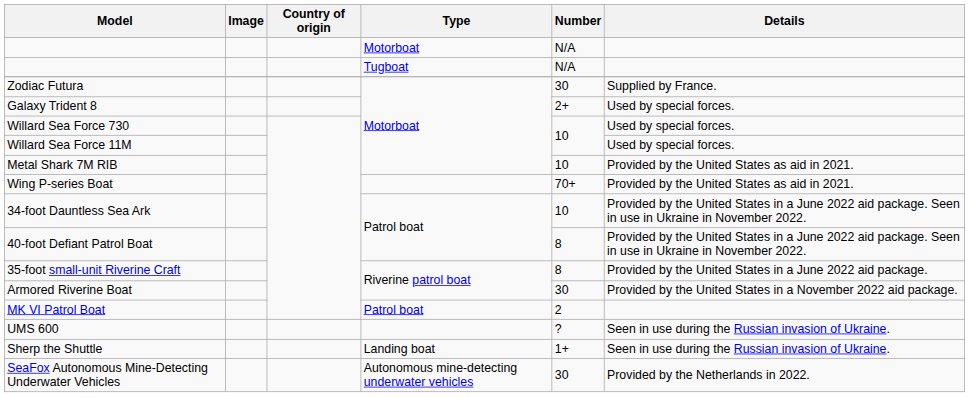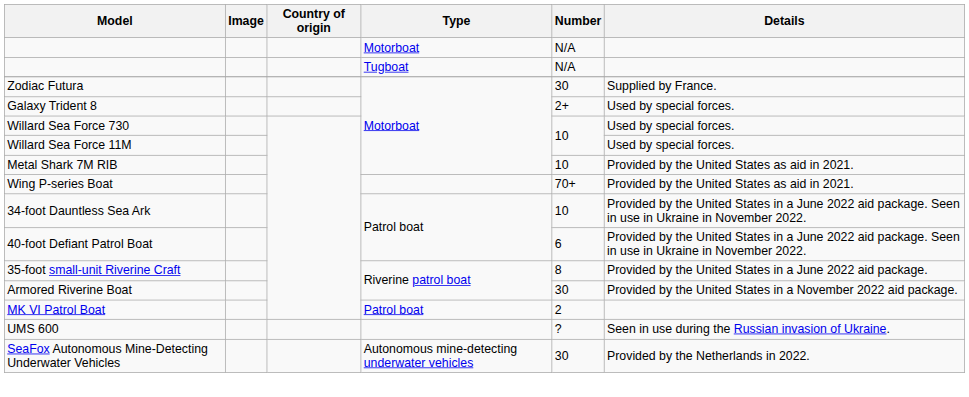(558, 244) 8 -> (558, 244) 6
- row: (55, 348)
